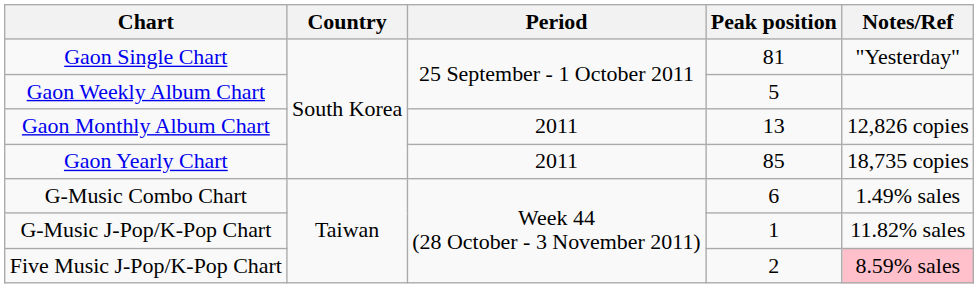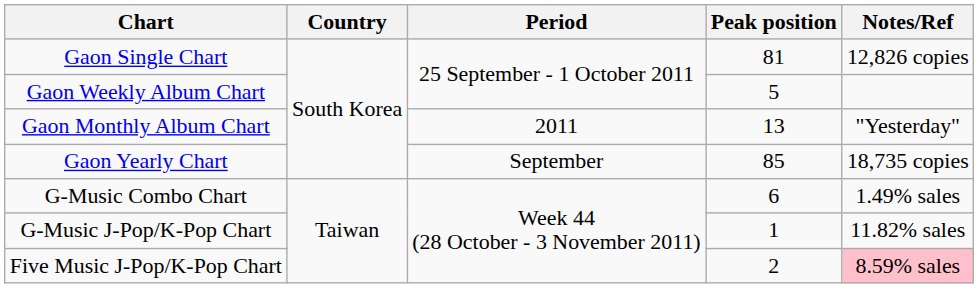(908, 56) "Yesterday" -> (908, 56) 12,826 copies
(908, 126) 12,826 copies -> (908, 126) "Yesterday"
(556, 160) 2011 -> (556, 160) September
